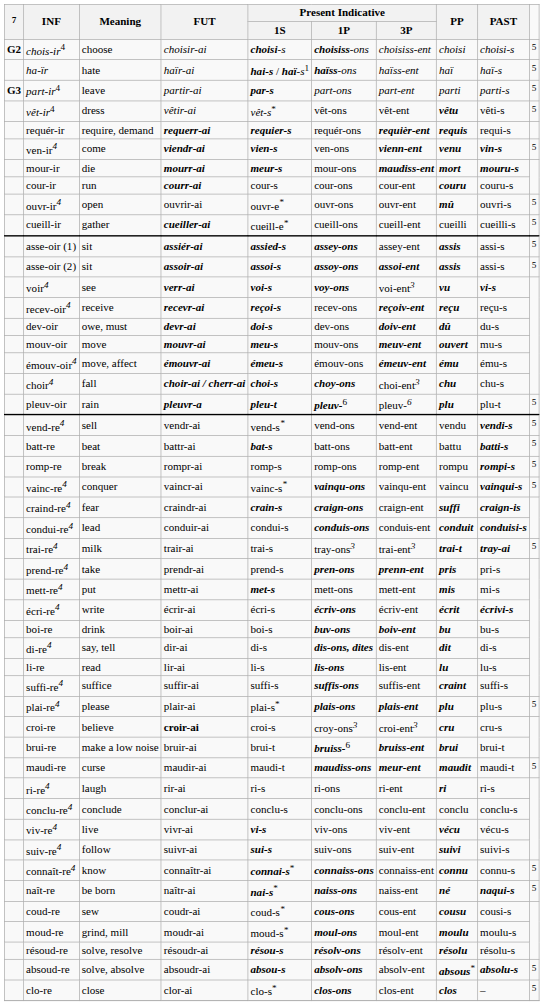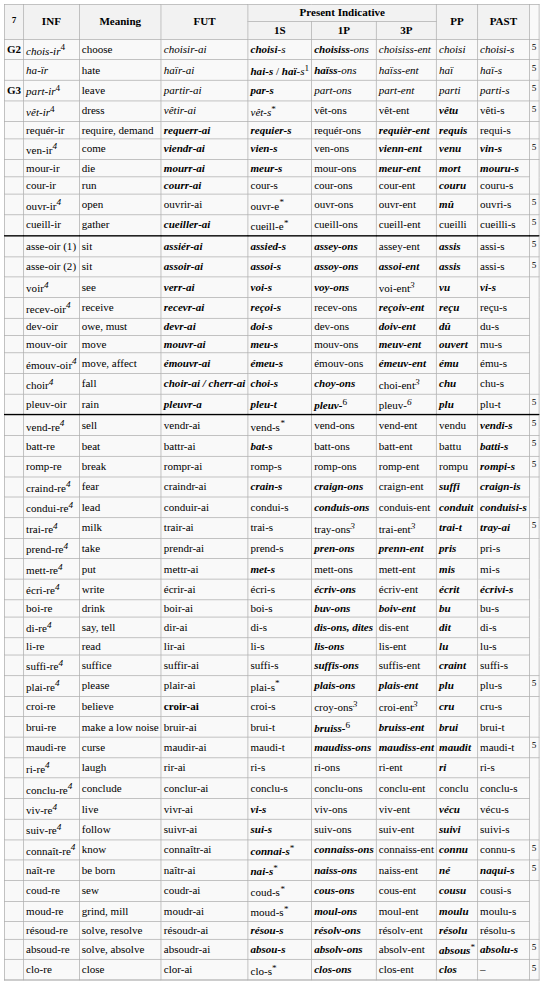(406, 168) maudiss-ent -> (400, 168) meur-ent
- row: (46, 487)
(400, 768) meur-ent -> (406, 747) maudiss-ent
